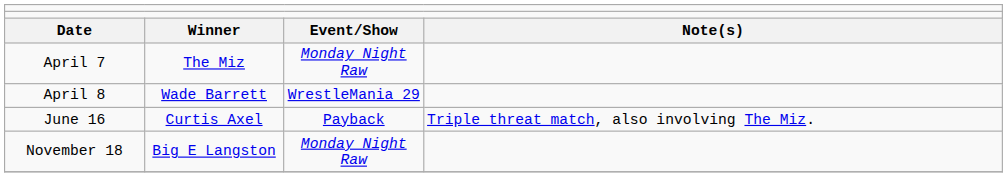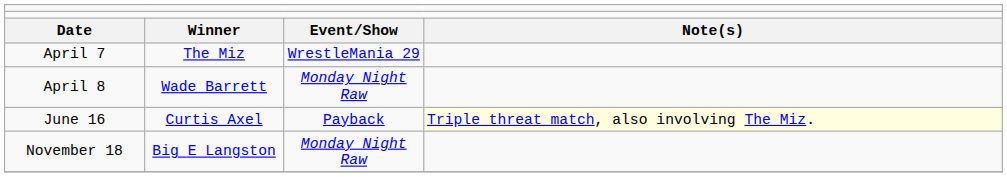(354, 63) Monday Night Raw -> (354, 54) WrestleMania 29
(354, 95) WrestleMania 29 -> (354, 87) Monday Night Raw
(621, 119) no background -> (621, 119) lightyellow background
